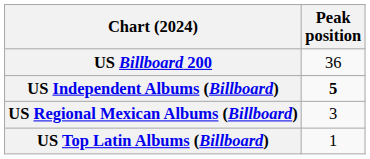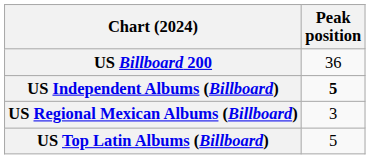(333, 140) 1 -> (333, 140) 5
